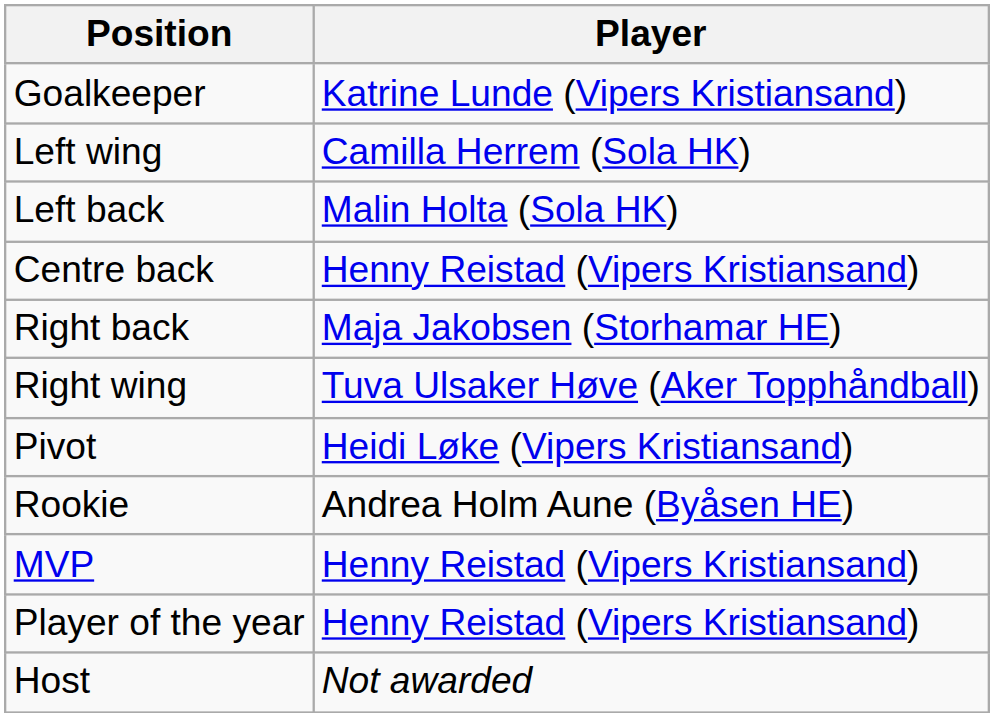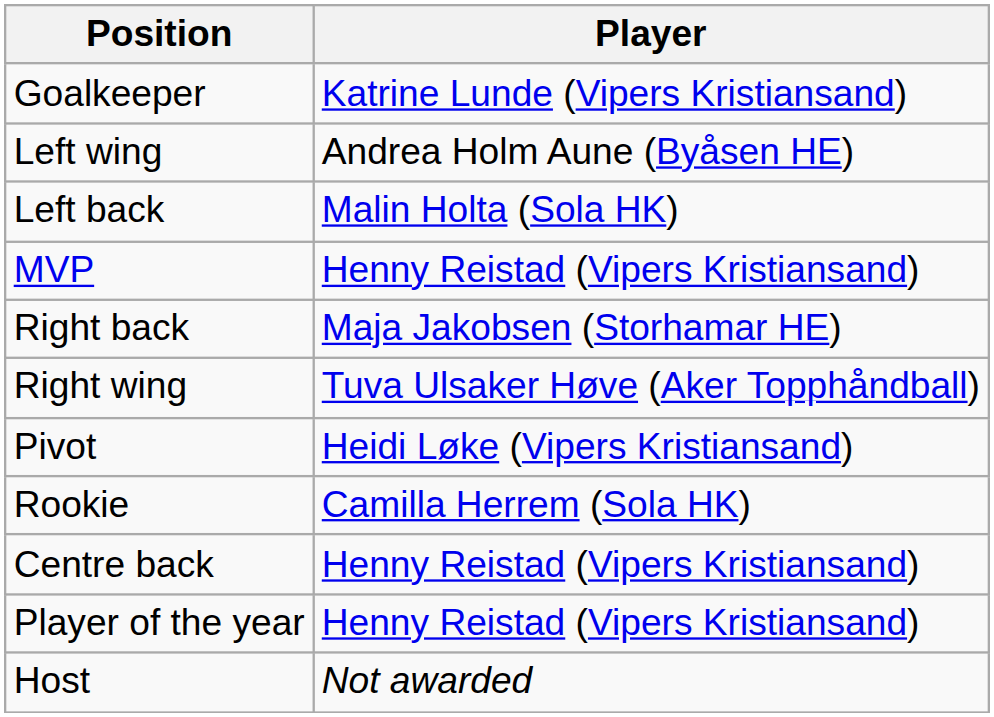(536, 151) Camilla Herrem (Sola HK) -> (588, 151) Andrea Holm Aune (Byåsen HE)
rows swapped: (114, 269) <-> (54, 563)
(588, 504) Andrea Holm Aune (Byåsen HE) -> (536, 504) Camilla Herrem (Sola HK)
